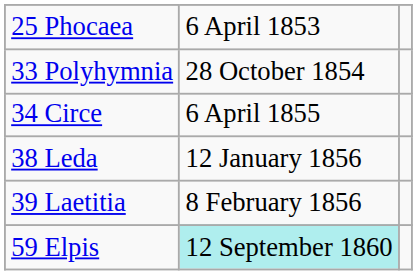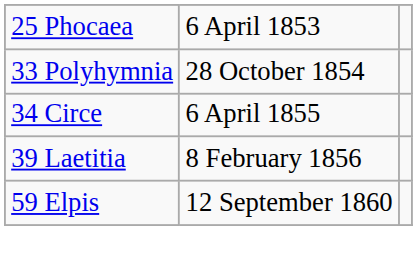- row: (54, 158)
(289, 246) paleturquoise background -> (289, 202) no background
